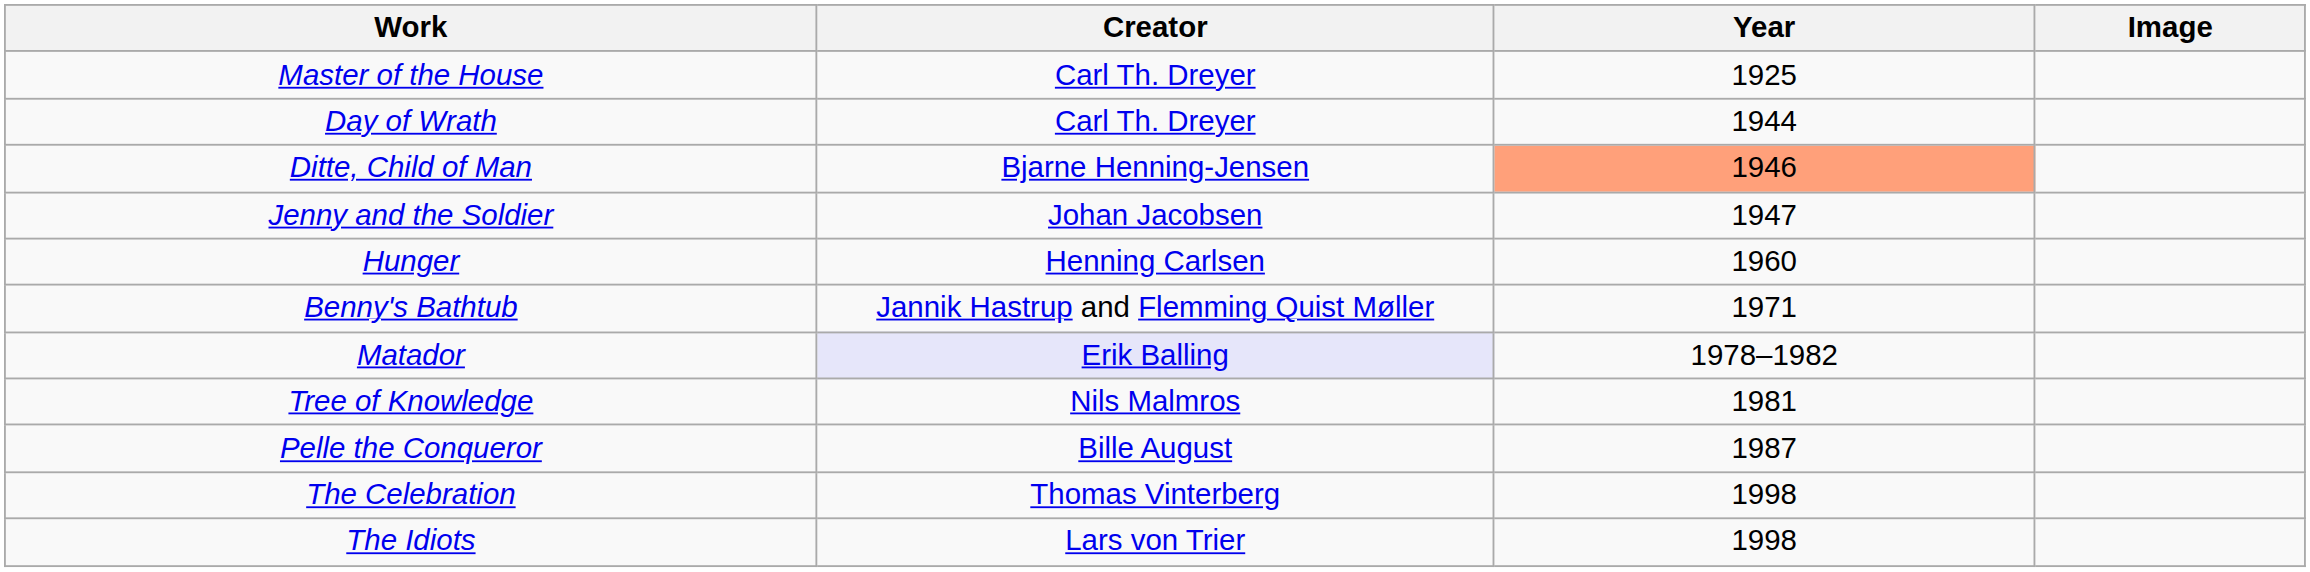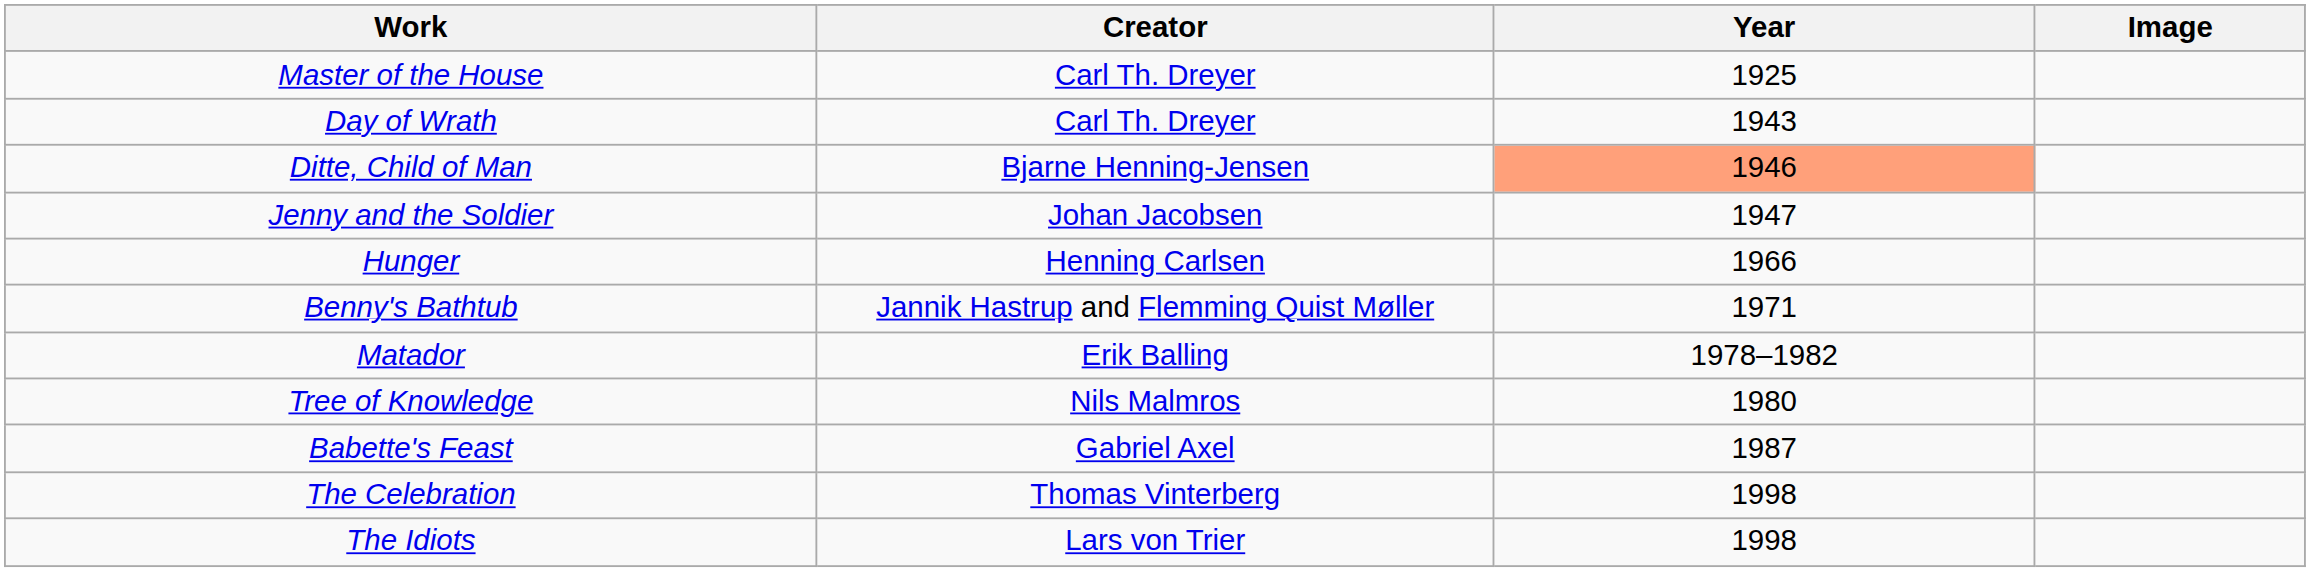(1764, 121) 1944 -> (1764, 121) 1943
(1764, 261) 1960 -> (1764, 261) 1966
(1155, 354) lavender background -> (1155, 354) no background
(1764, 401) 1981 -> (1764, 401) 1980
+ row: (411, 448)
- row: (411, 448)
